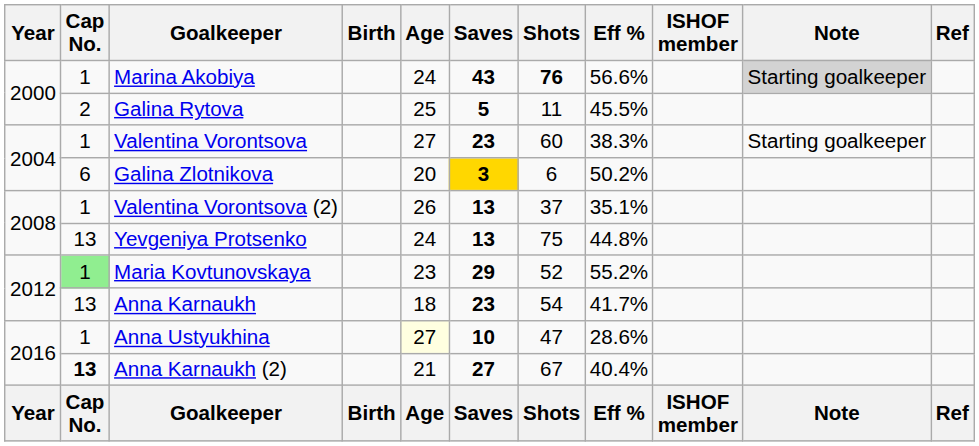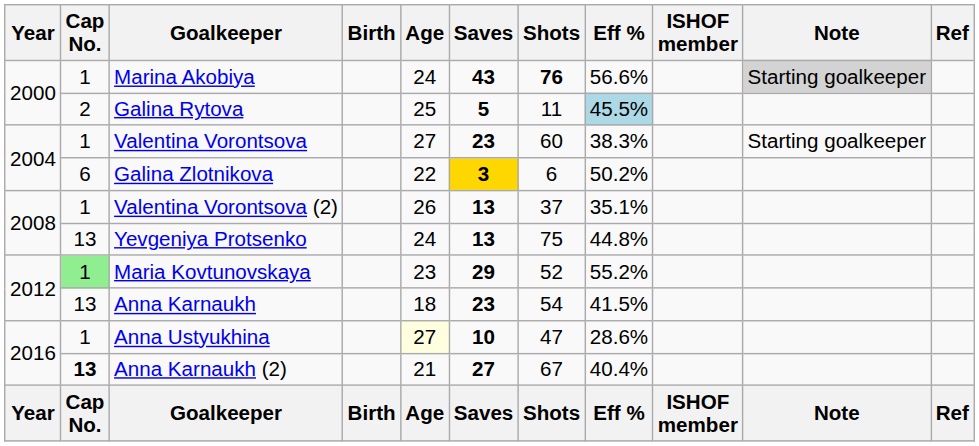(619, 109) no background -> (619, 109) lightblue background
(425, 174) 20 -> (425, 174) 22
(619, 305) 41.7% -> (619, 305) 41.5%
